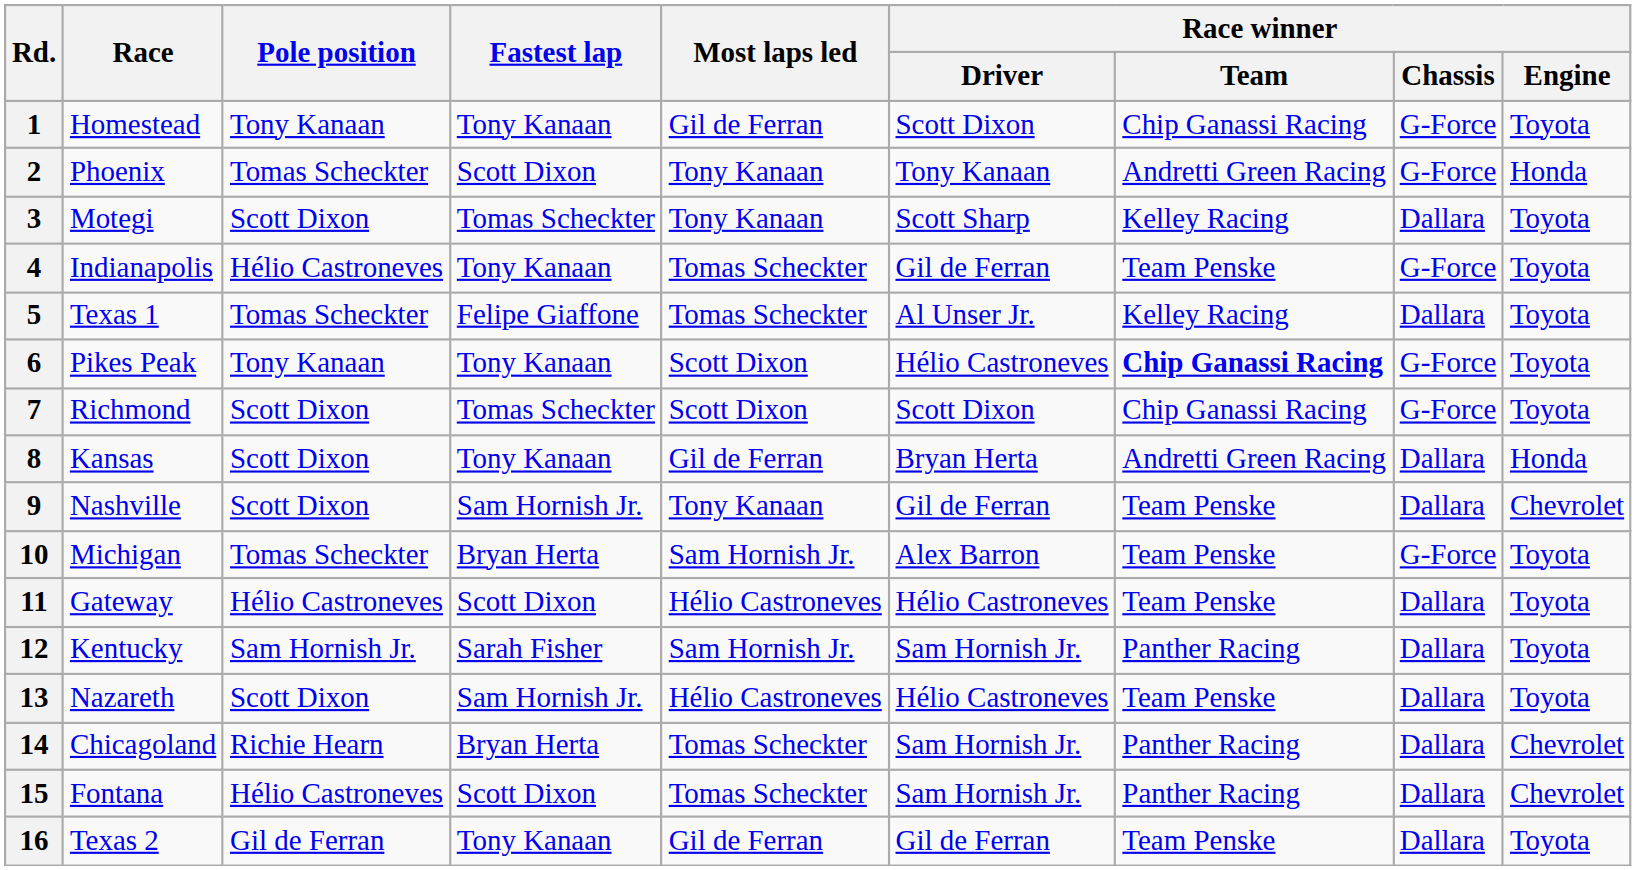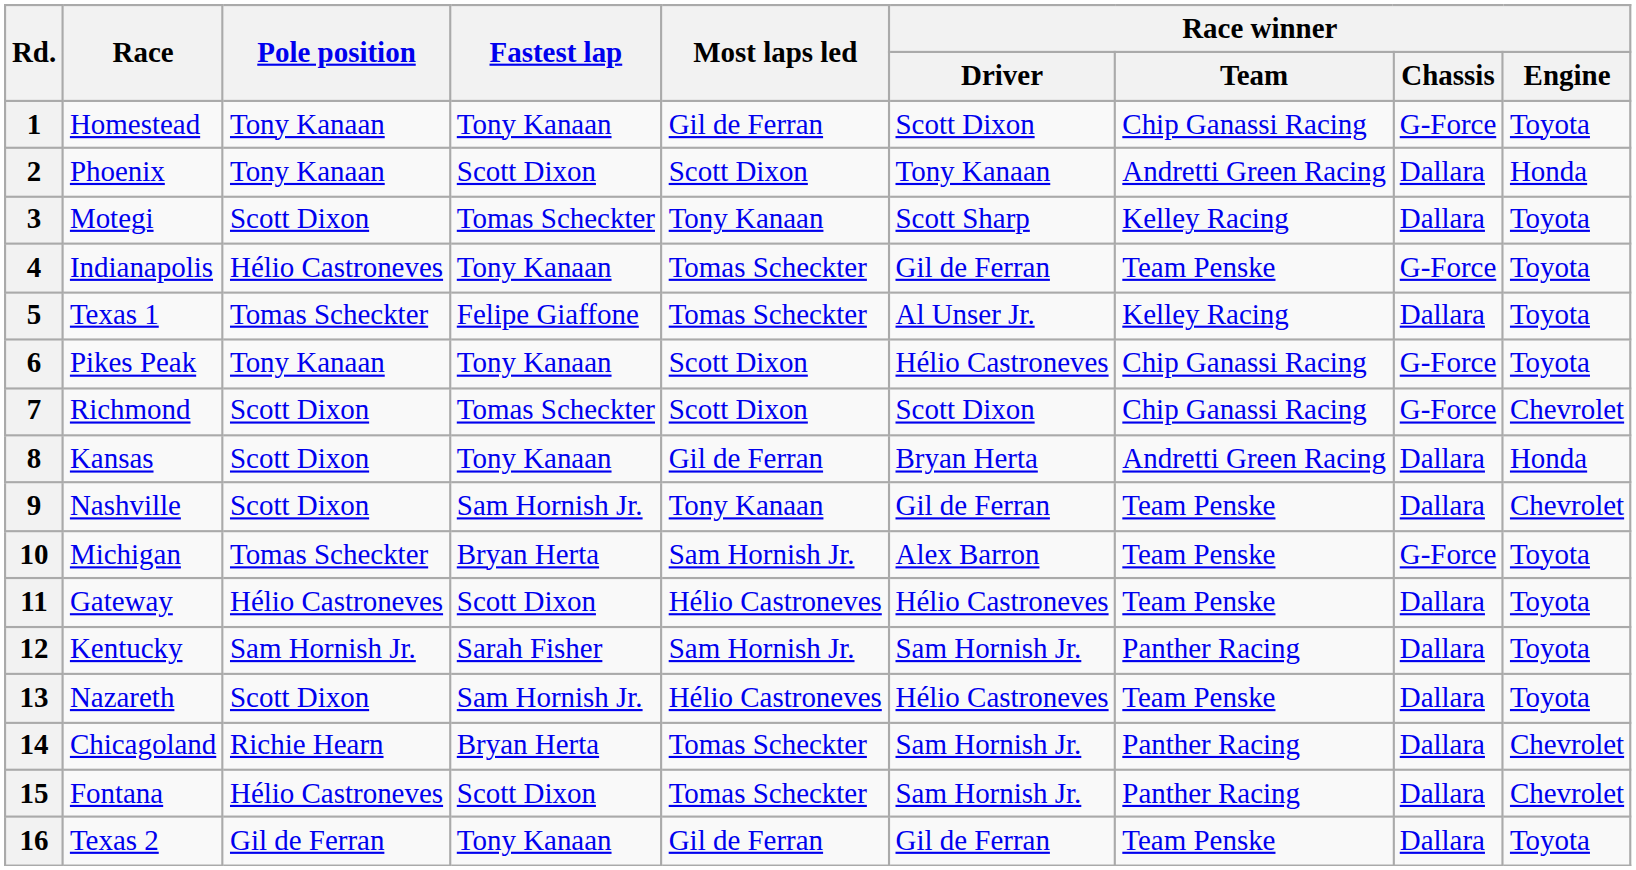(329, 171) Tomas Scheckter -> (307, 171) Tony Kanaan
(746, 171) Tony Kanaan -> (738, 171) Scott Dixon
(1448, 171) G-Force -> (1442, 171) Dallara
(1253, 362) bold -> (1245, 362) normal
(1550, 410) Toyota -> (1567, 410) Chevrolet
